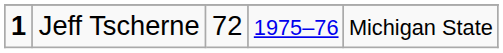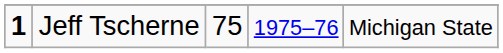(227, 26) 72 -> (227, 26) 75
